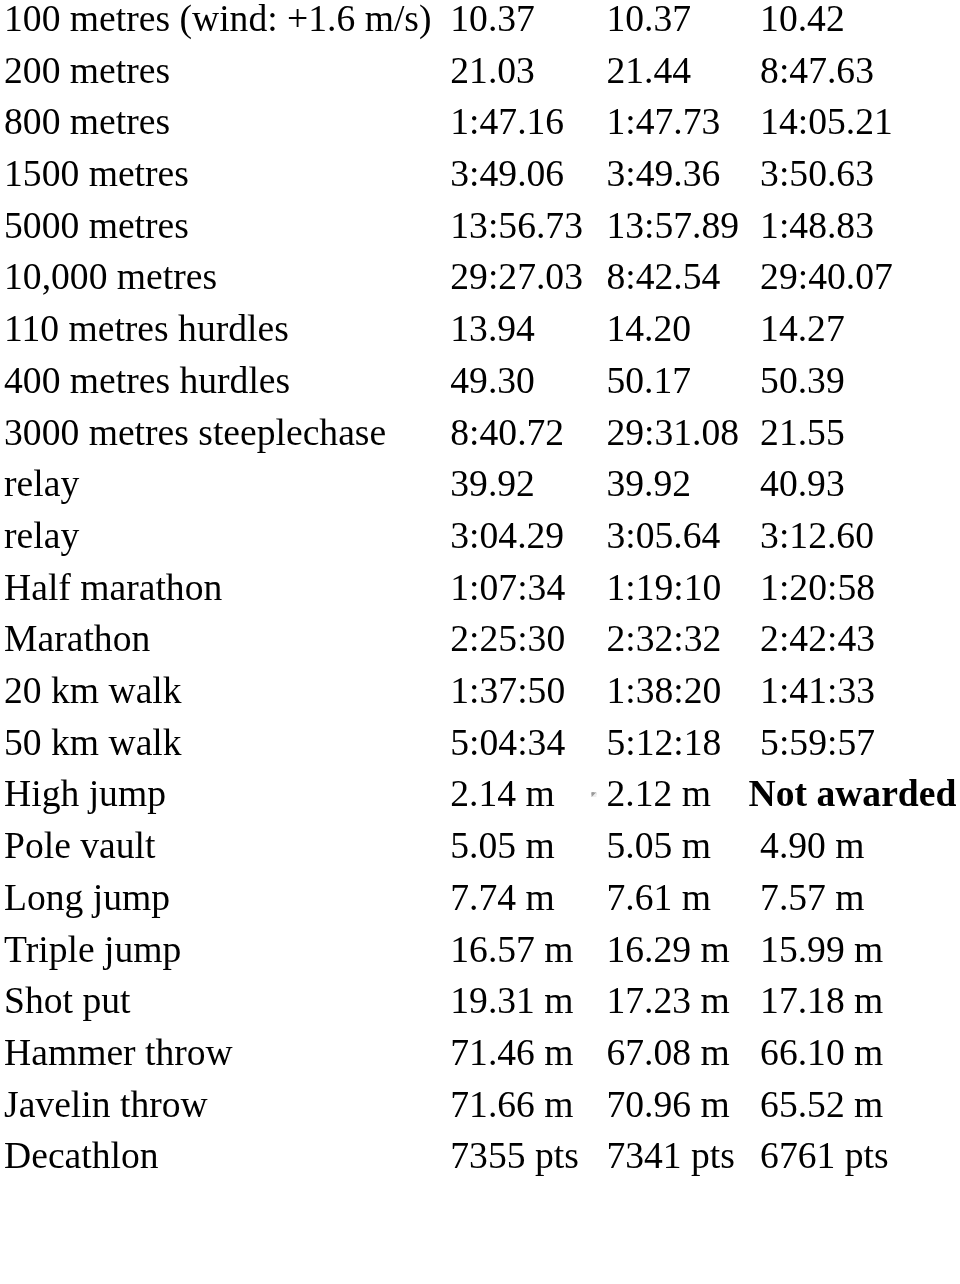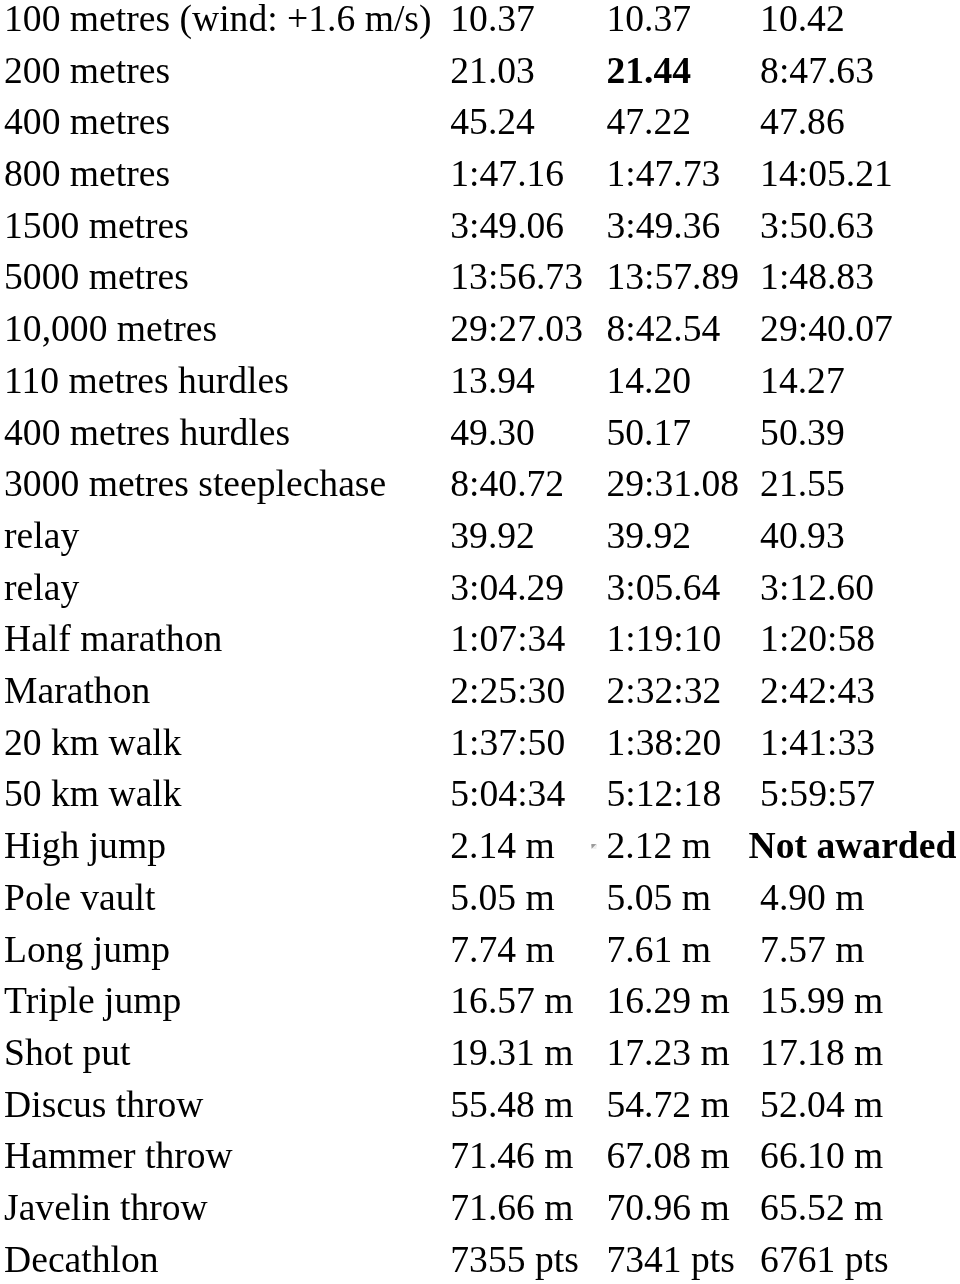(649, 70) normal -> (649, 70) bold
+ row: (87, 121)
+ row: (104, 1104)
